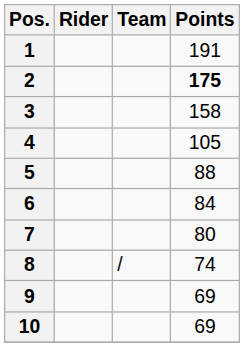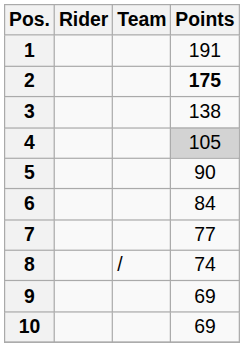(205, 111) 158 -> (205, 111) 138
(205, 142) no background -> (205, 142) lightgrey background
(205, 173) 88 -> (205, 173) 90
(205, 234) 80 -> (205, 234) 77
